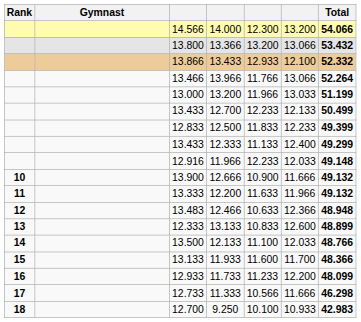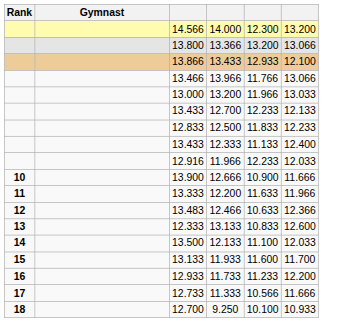- column: (337, 12)
